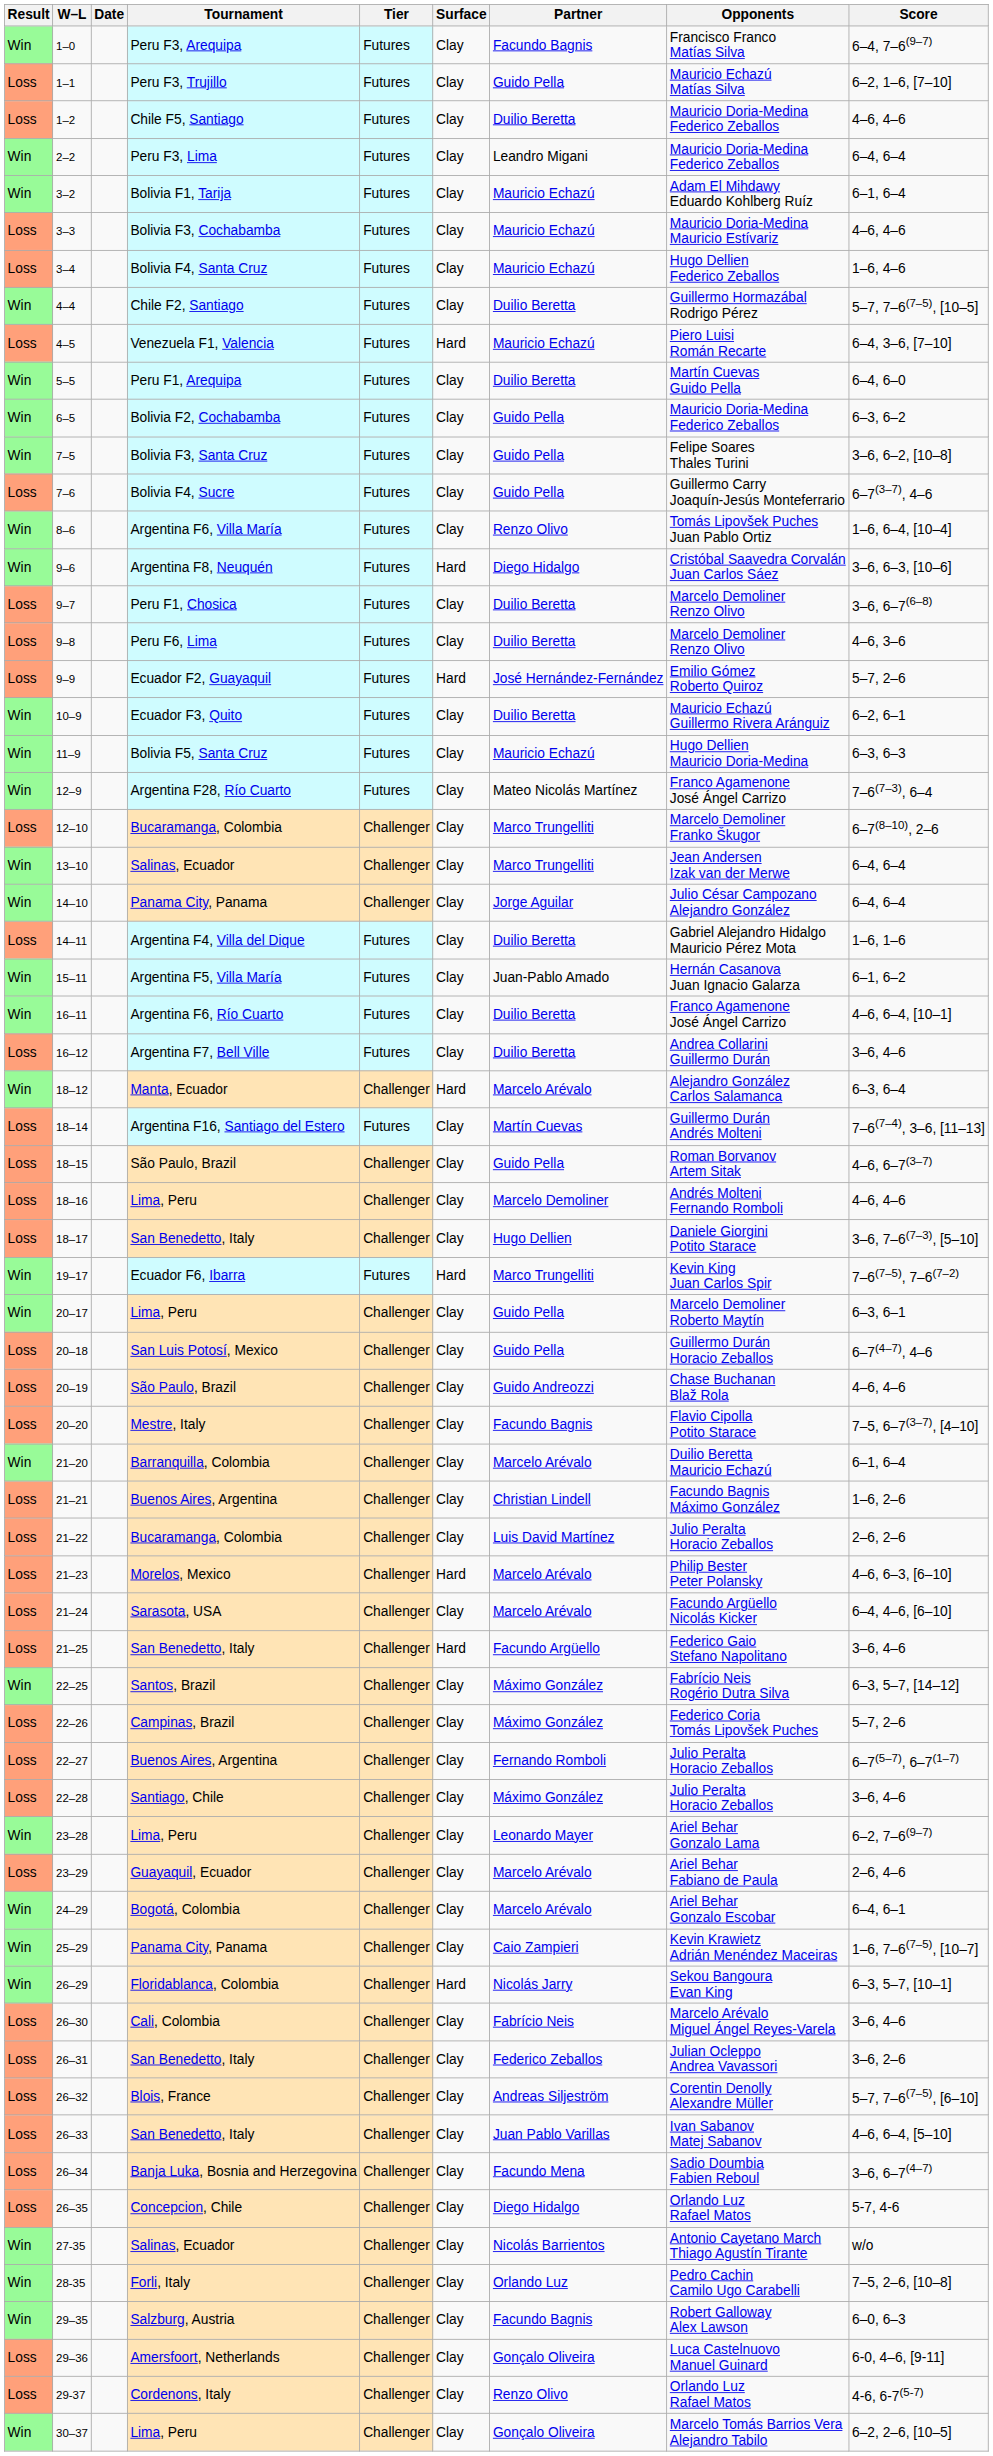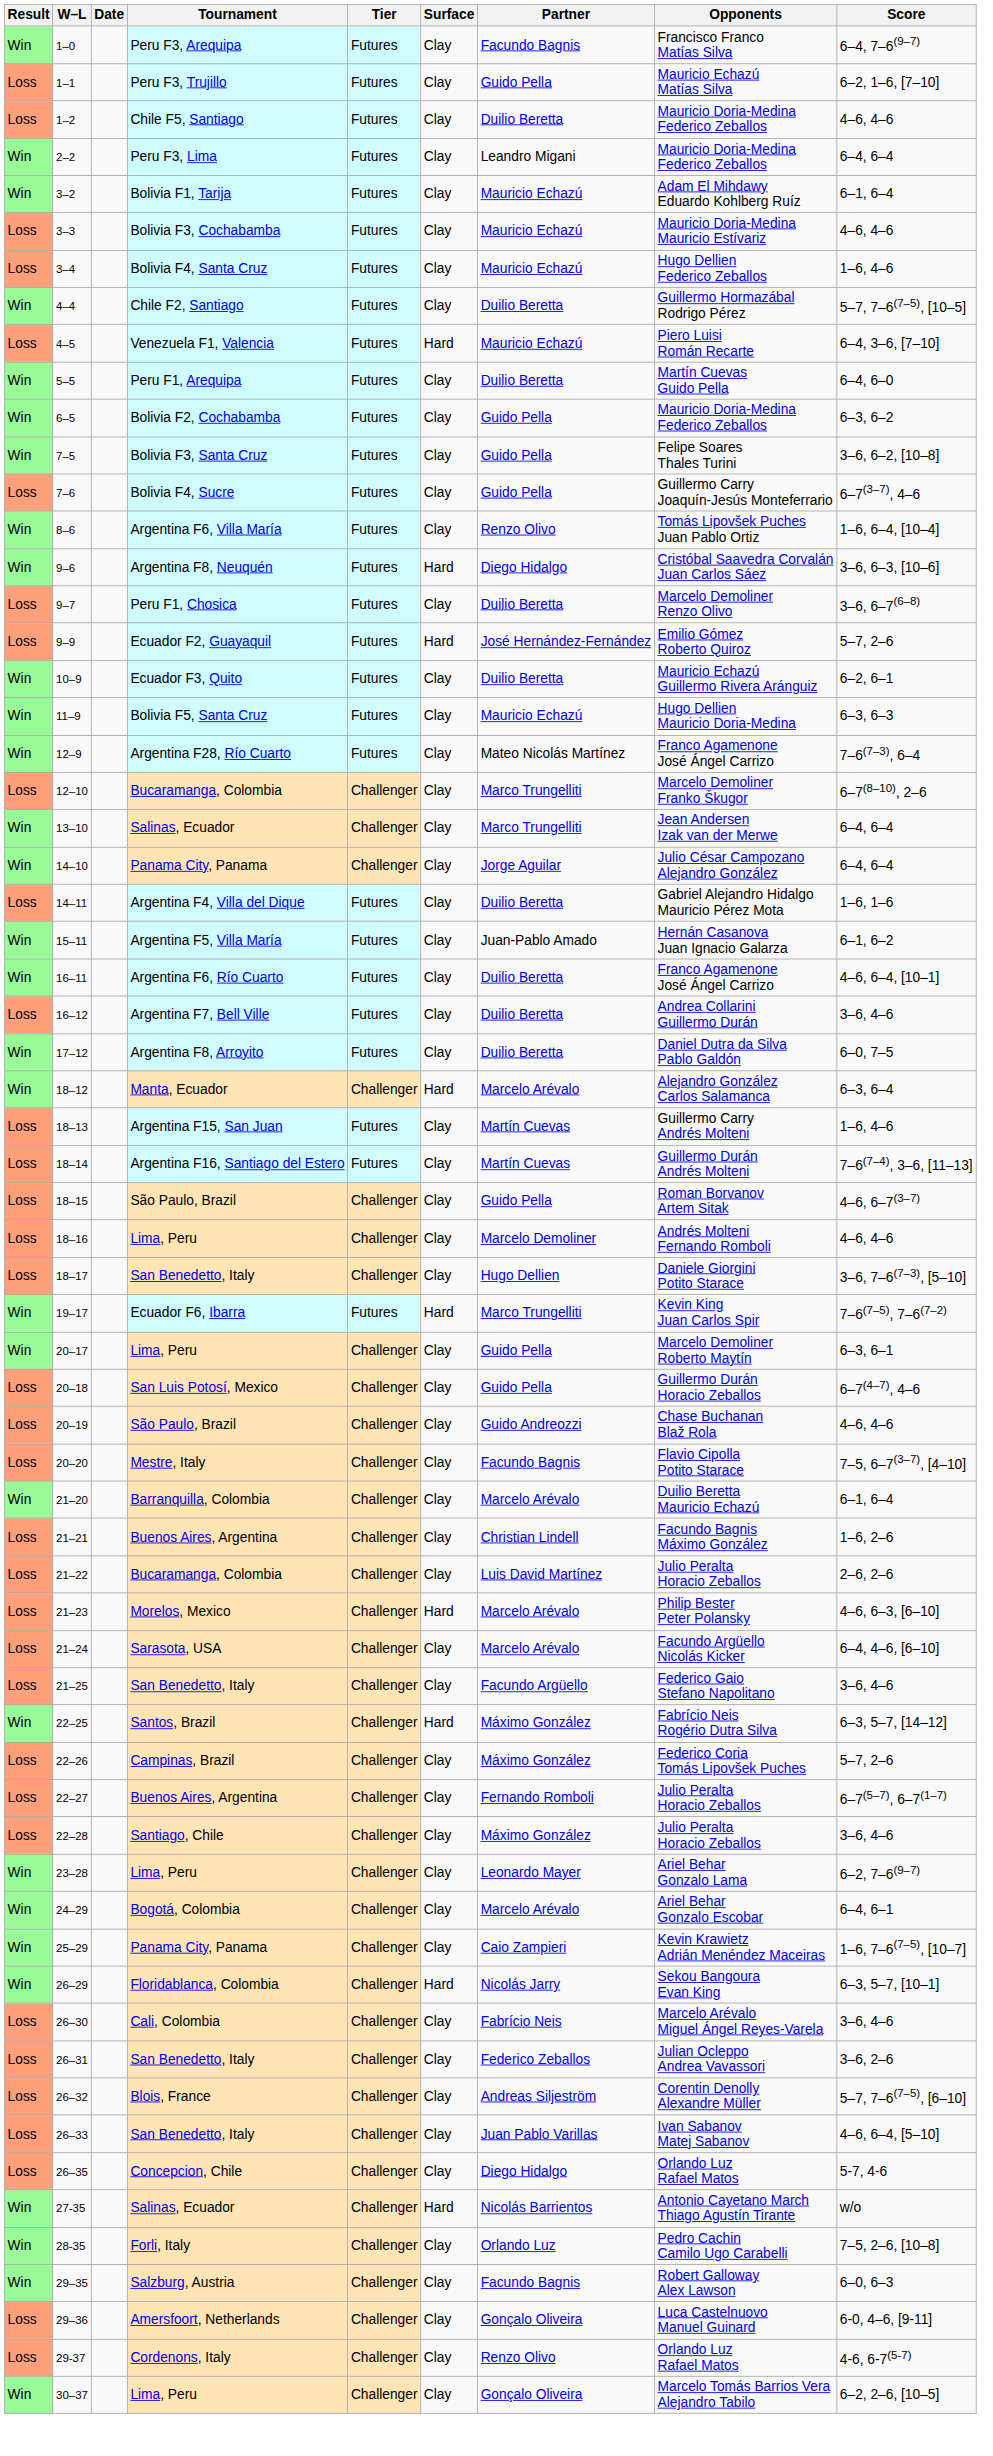- row: (66, 642)
+ row: (72, 1053)
+ row: (72, 1127)
(451, 1648) Hard -> (438, 1686) Clay
(450, 1686) Clay -> (439, 1723) Hard
- row: (72, 1873)
- row: (72, 2172)
(450, 2245) Clay -> (439, 2208) Hard
